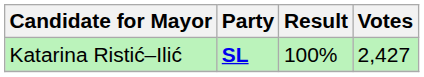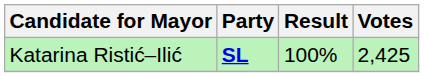(384, 54) 2,427 -> (384, 54) 2,425
